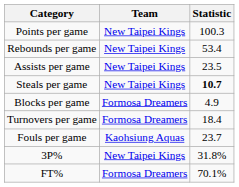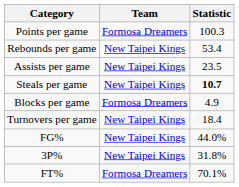(145, 31) New Taipei Kings -> (145, 31) Formosa Dreamers
(145, 119) Formosa Dreamers -> (145, 119) New Taipei Kings
- row: (52, 137)
+ row: (52, 137)
